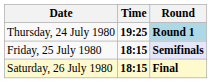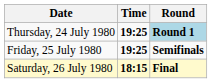(134, 50) 18:15 -> (134, 50) 19:25
(178, 50) lavender background -> (178, 50) no background
